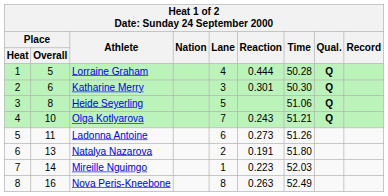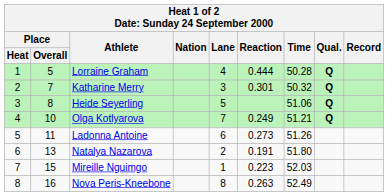(50, 87) 6 -> (50, 87) 7
(299, 87) 50.30 -> (299, 87) 50.32
(261, 119) 0.243 -> (261, 119) 0.249
(50, 167) 14 -> (50, 167) 15
